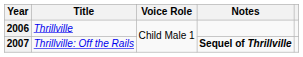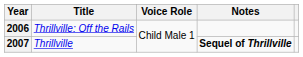(53, 28) Thrillville -> (84, 28) Thrillville: Off the Rails
(84, 44) Thrillville: Off the Rails -> (53, 44) Thrillville
